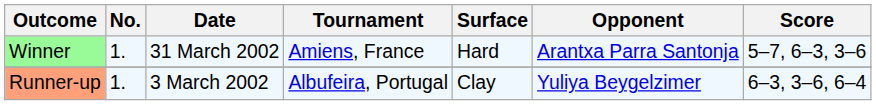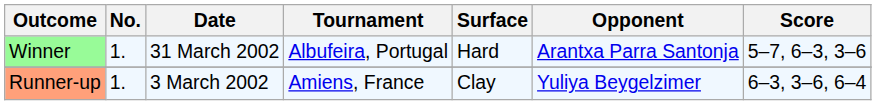(356, 51) Amiens, France -> (368, 51) Albufeira, Portugal
(368, 82) Albufeira, Portugal -> (356, 82) Amiens, France
